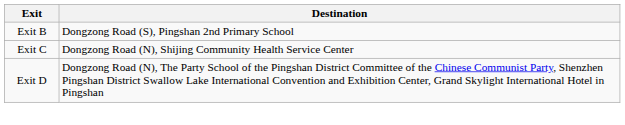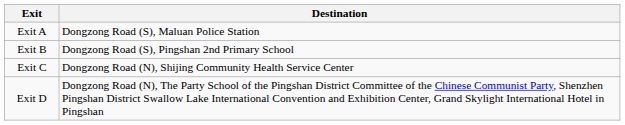+ row: (32, 31)
